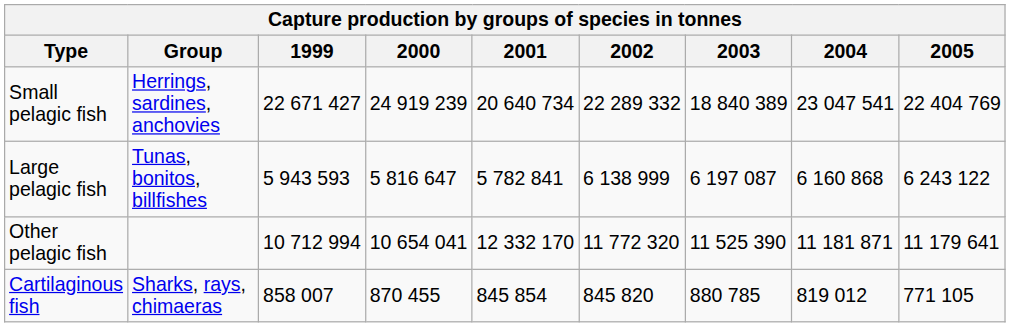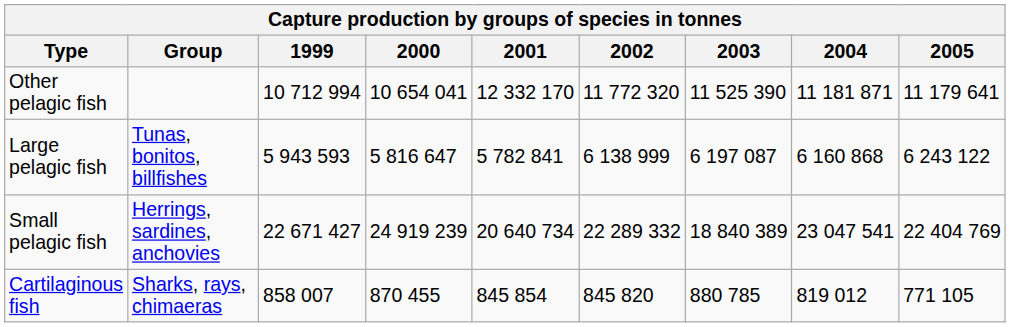rows swapped: (58, 103) <-> (58, 242)
